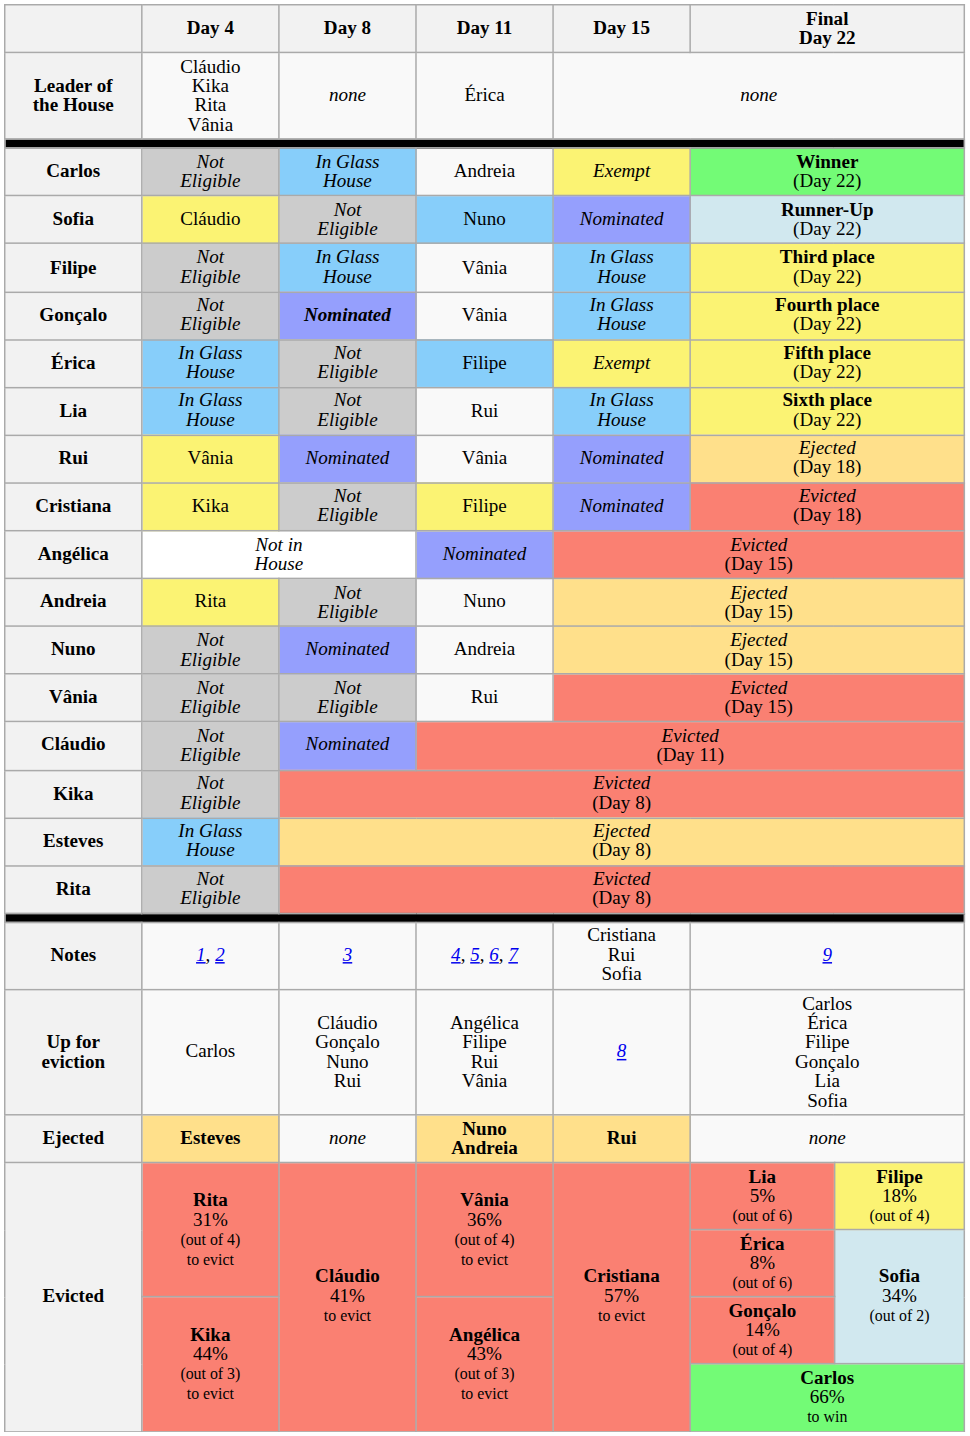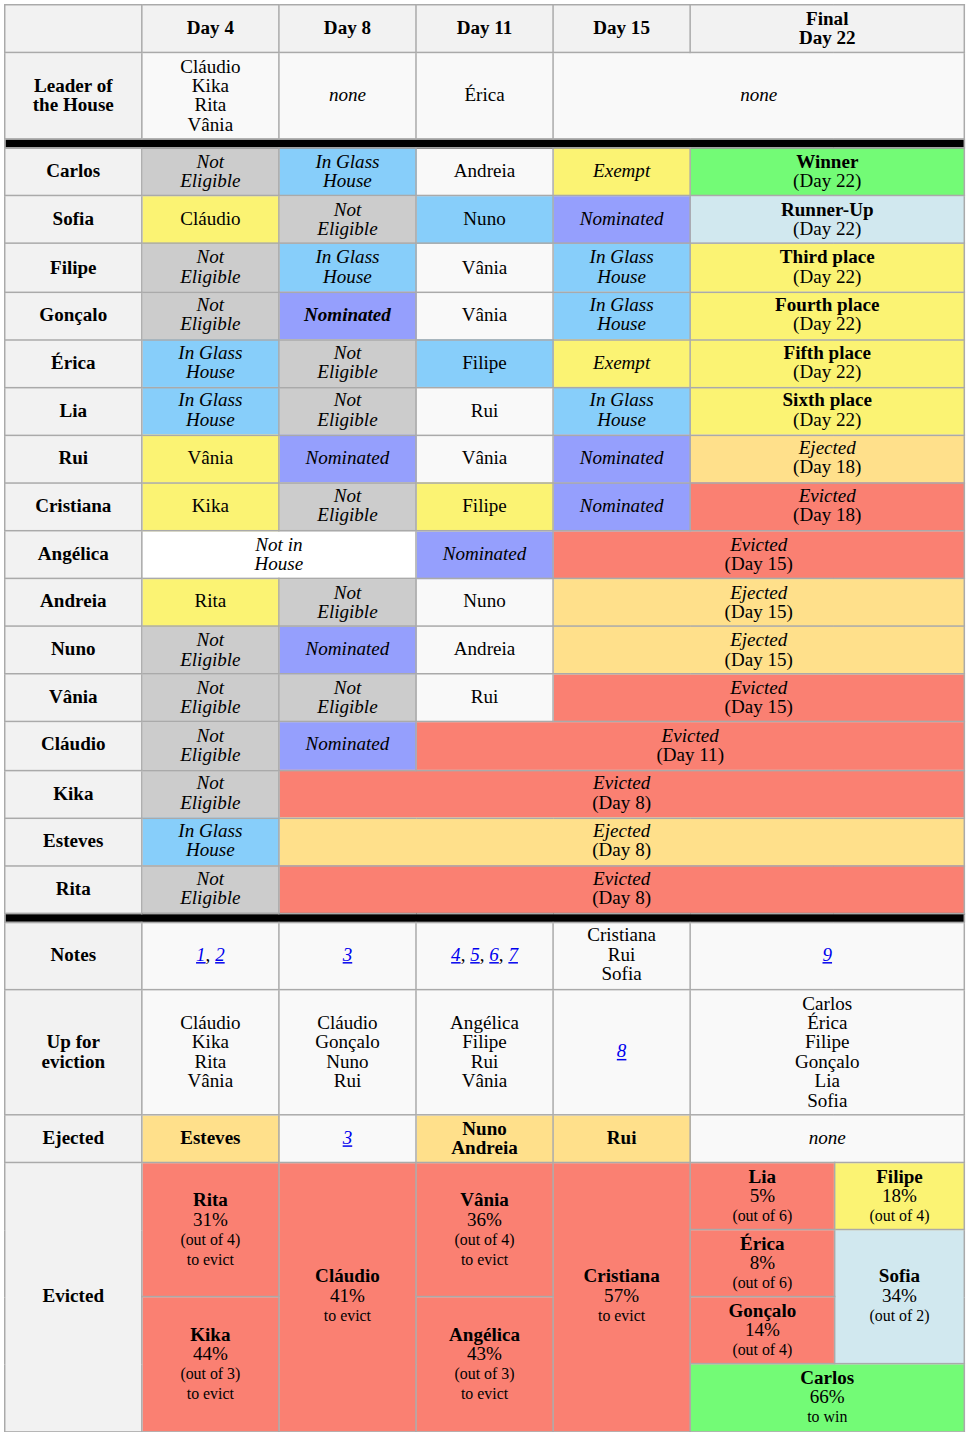(210, 1051) Carlos -> (210, 1051) Cláudio Kika Rita Vânia
(347, 1138) none -> (347, 1138) 3
